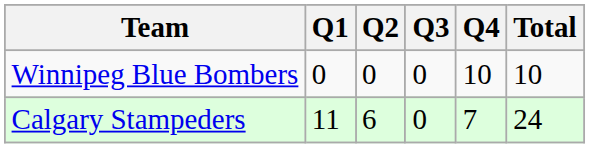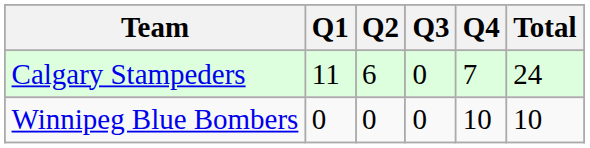rows swapped: (129, 119) <-> (155, 73)
